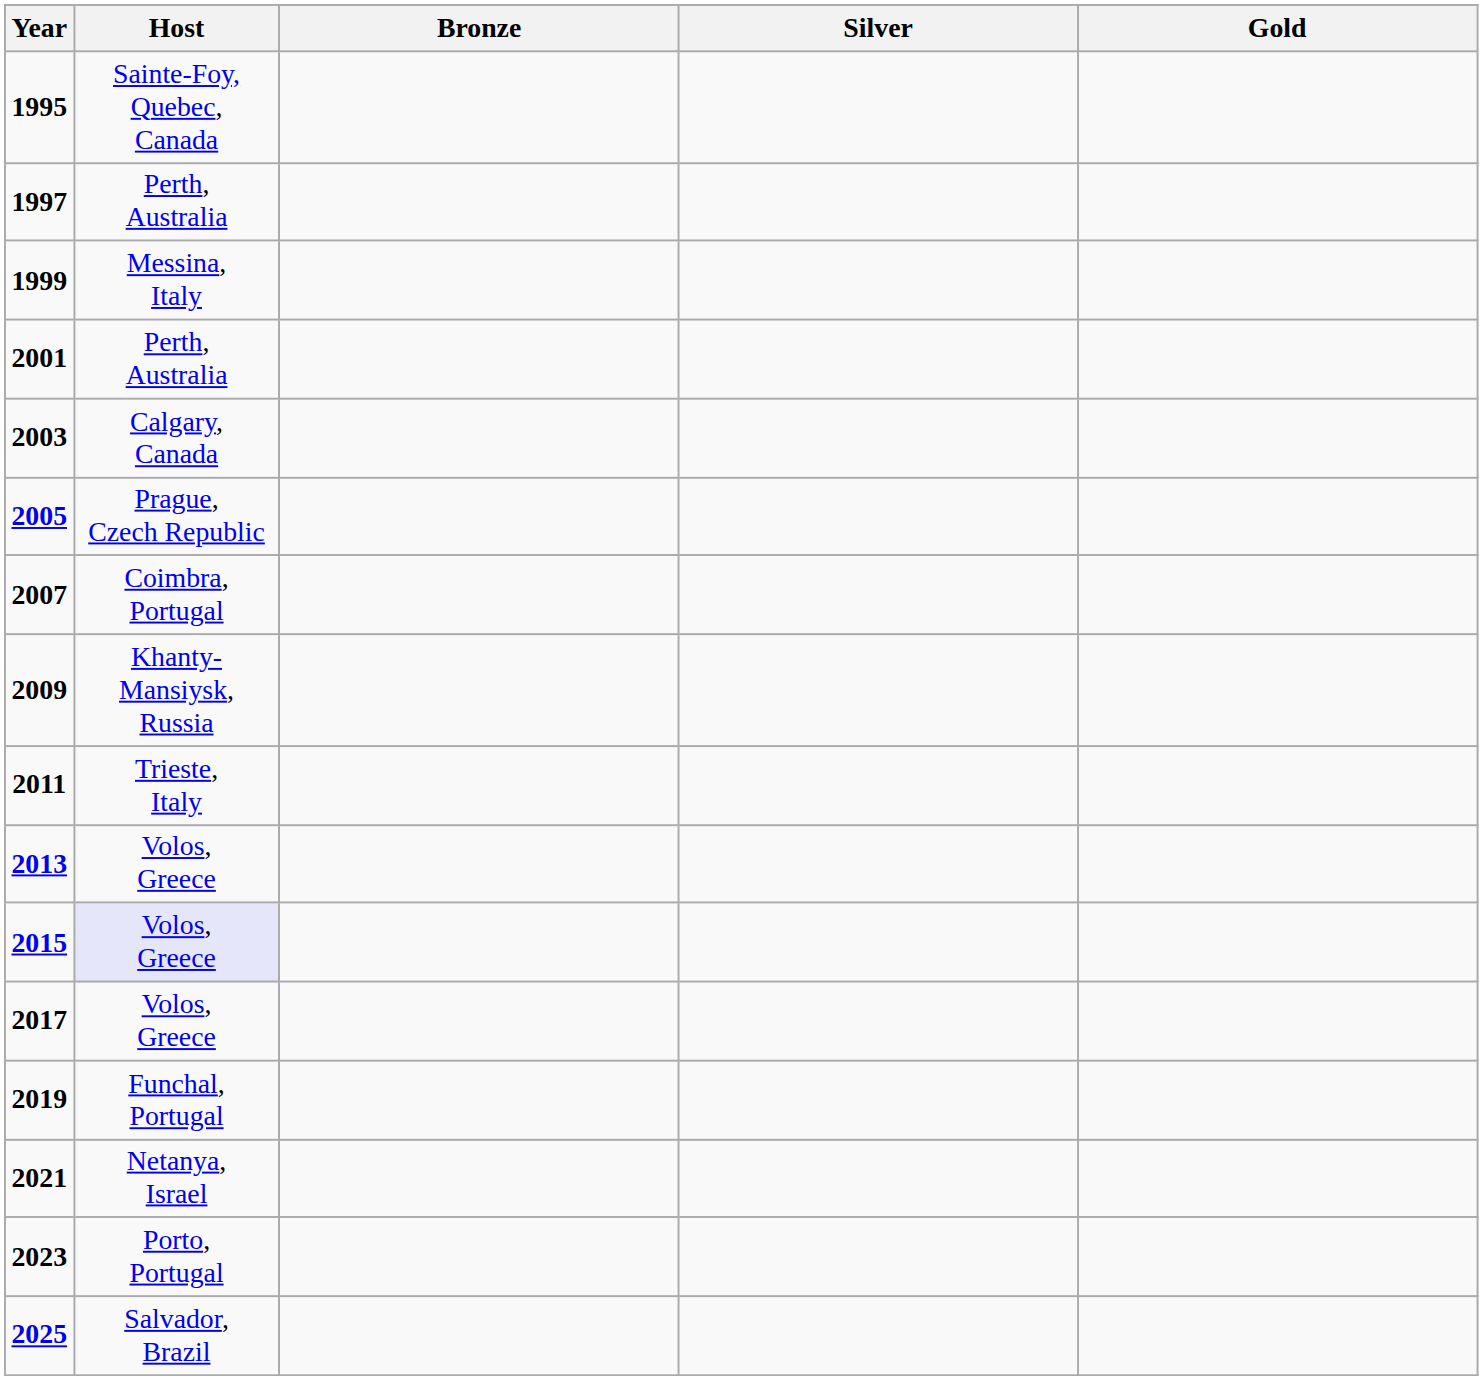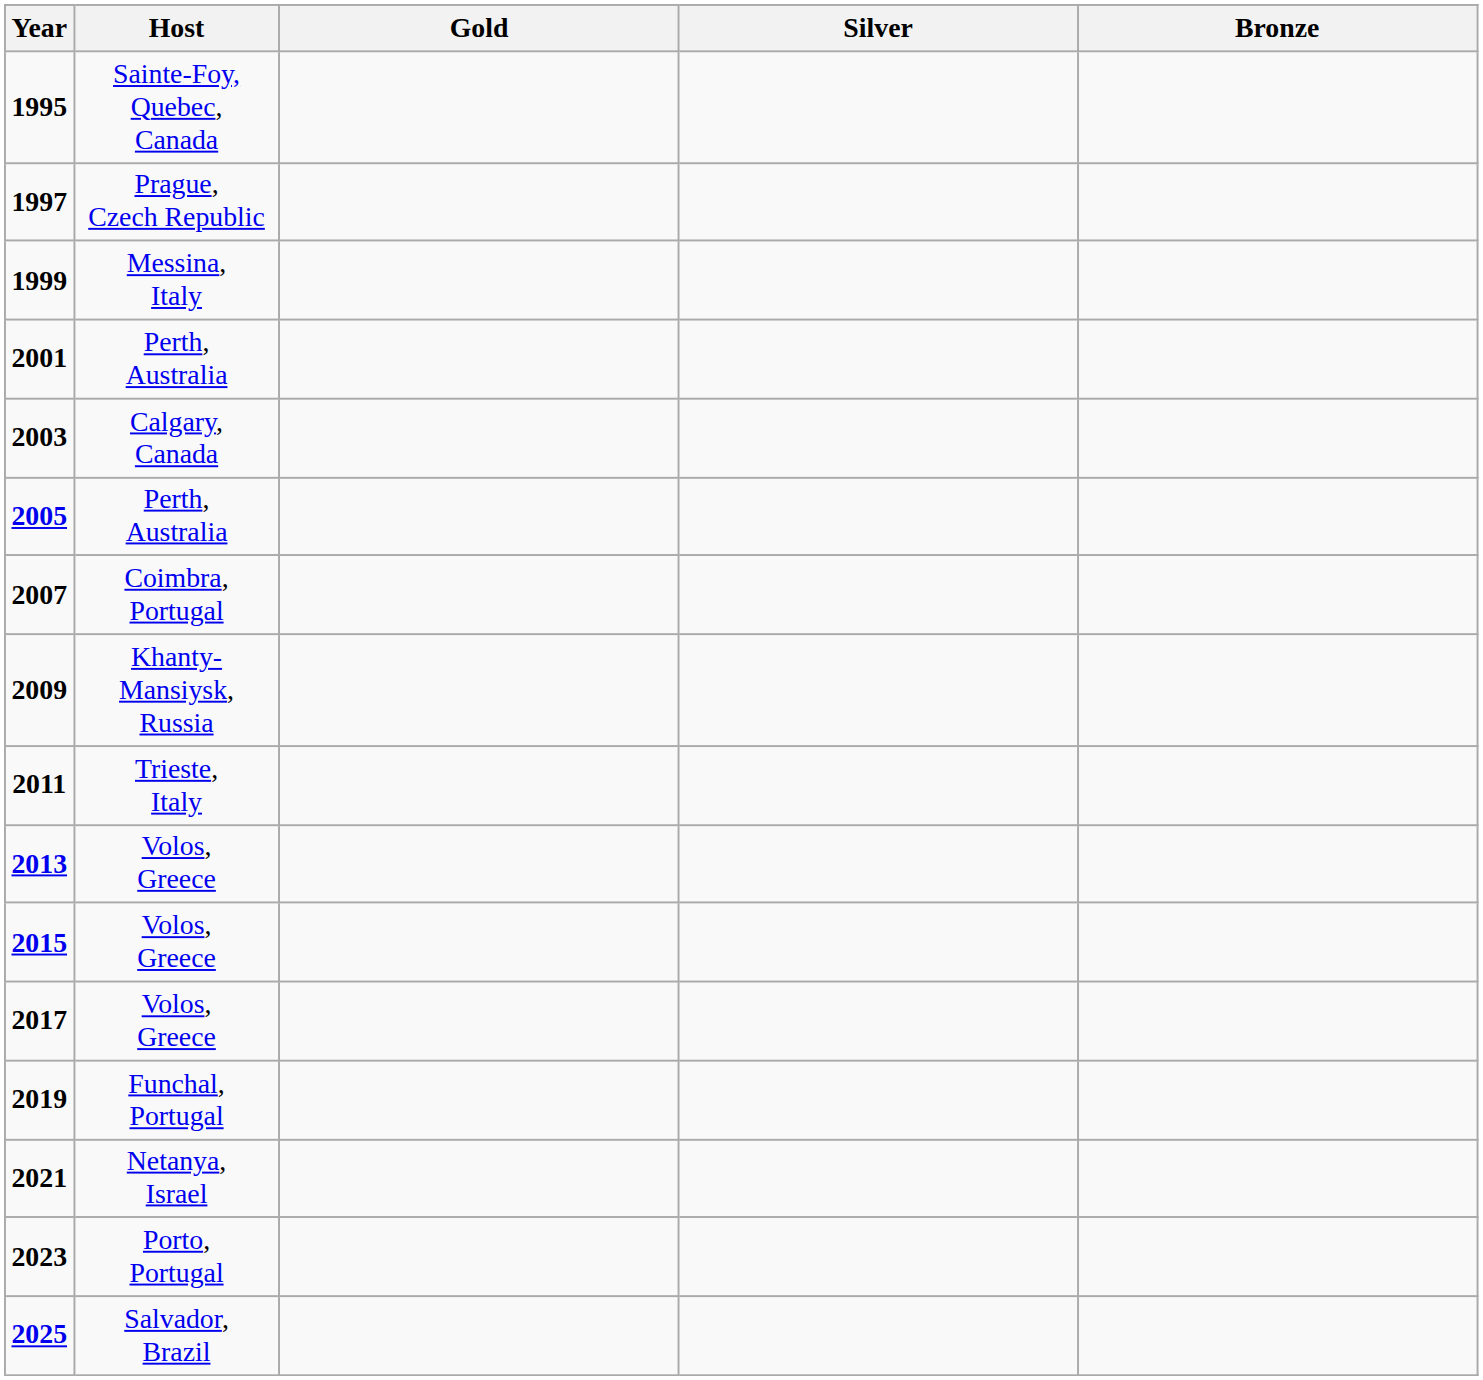columns swapped: (1277, 27) <-> (479, 27)
(177, 201) Perth, Australia -> (177, 201) Prague, Czech Republic
(177, 516) Prague, Czech Republic -> (177, 516) Perth, Australia
(177, 942) lavender background -> (177, 942) no background
